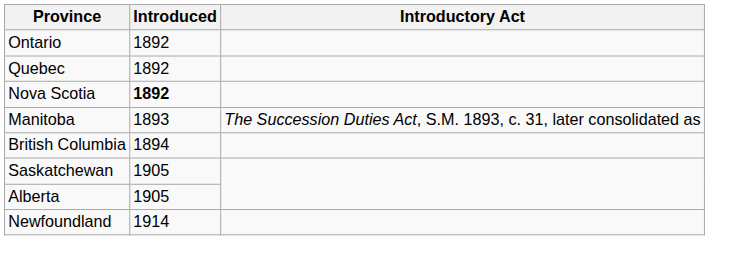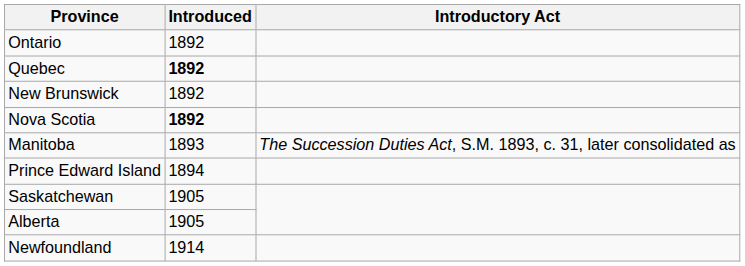(151, 68) normal -> (186, 68) bold
+ row: (63, 94)
+ row: (85, 171)
- row: (67, 145)
